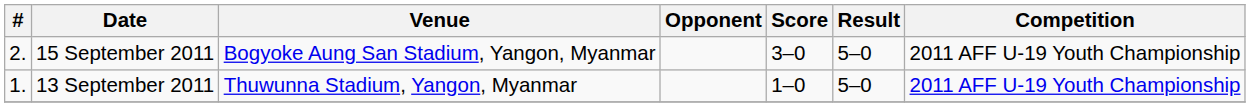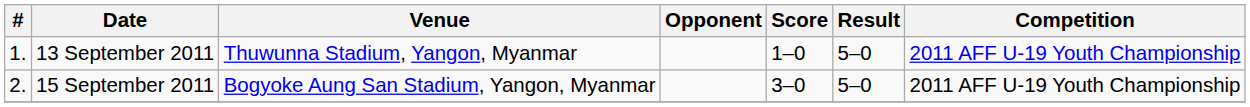rows swapped: (125, 85) <-> (125, 53)
